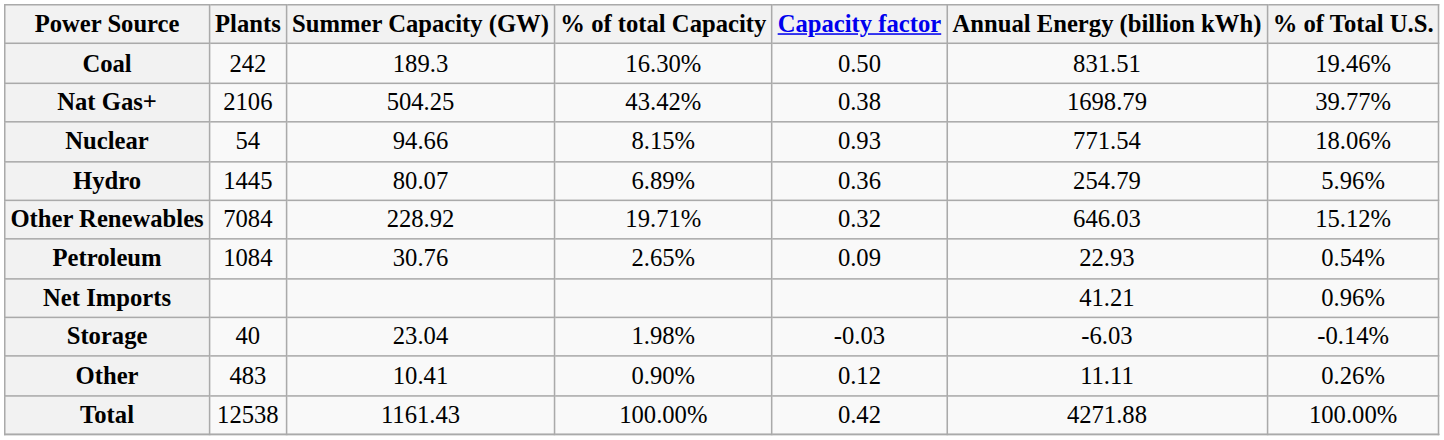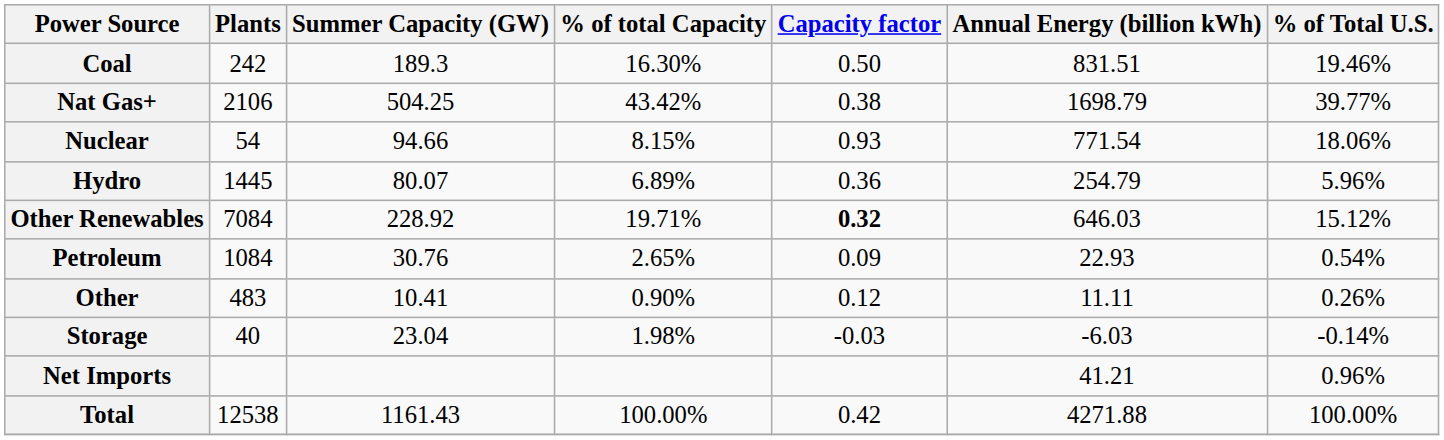(859, 219) normal -> (859, 219) bold
rows swapped: (107, 375) <-> (107, 297)
